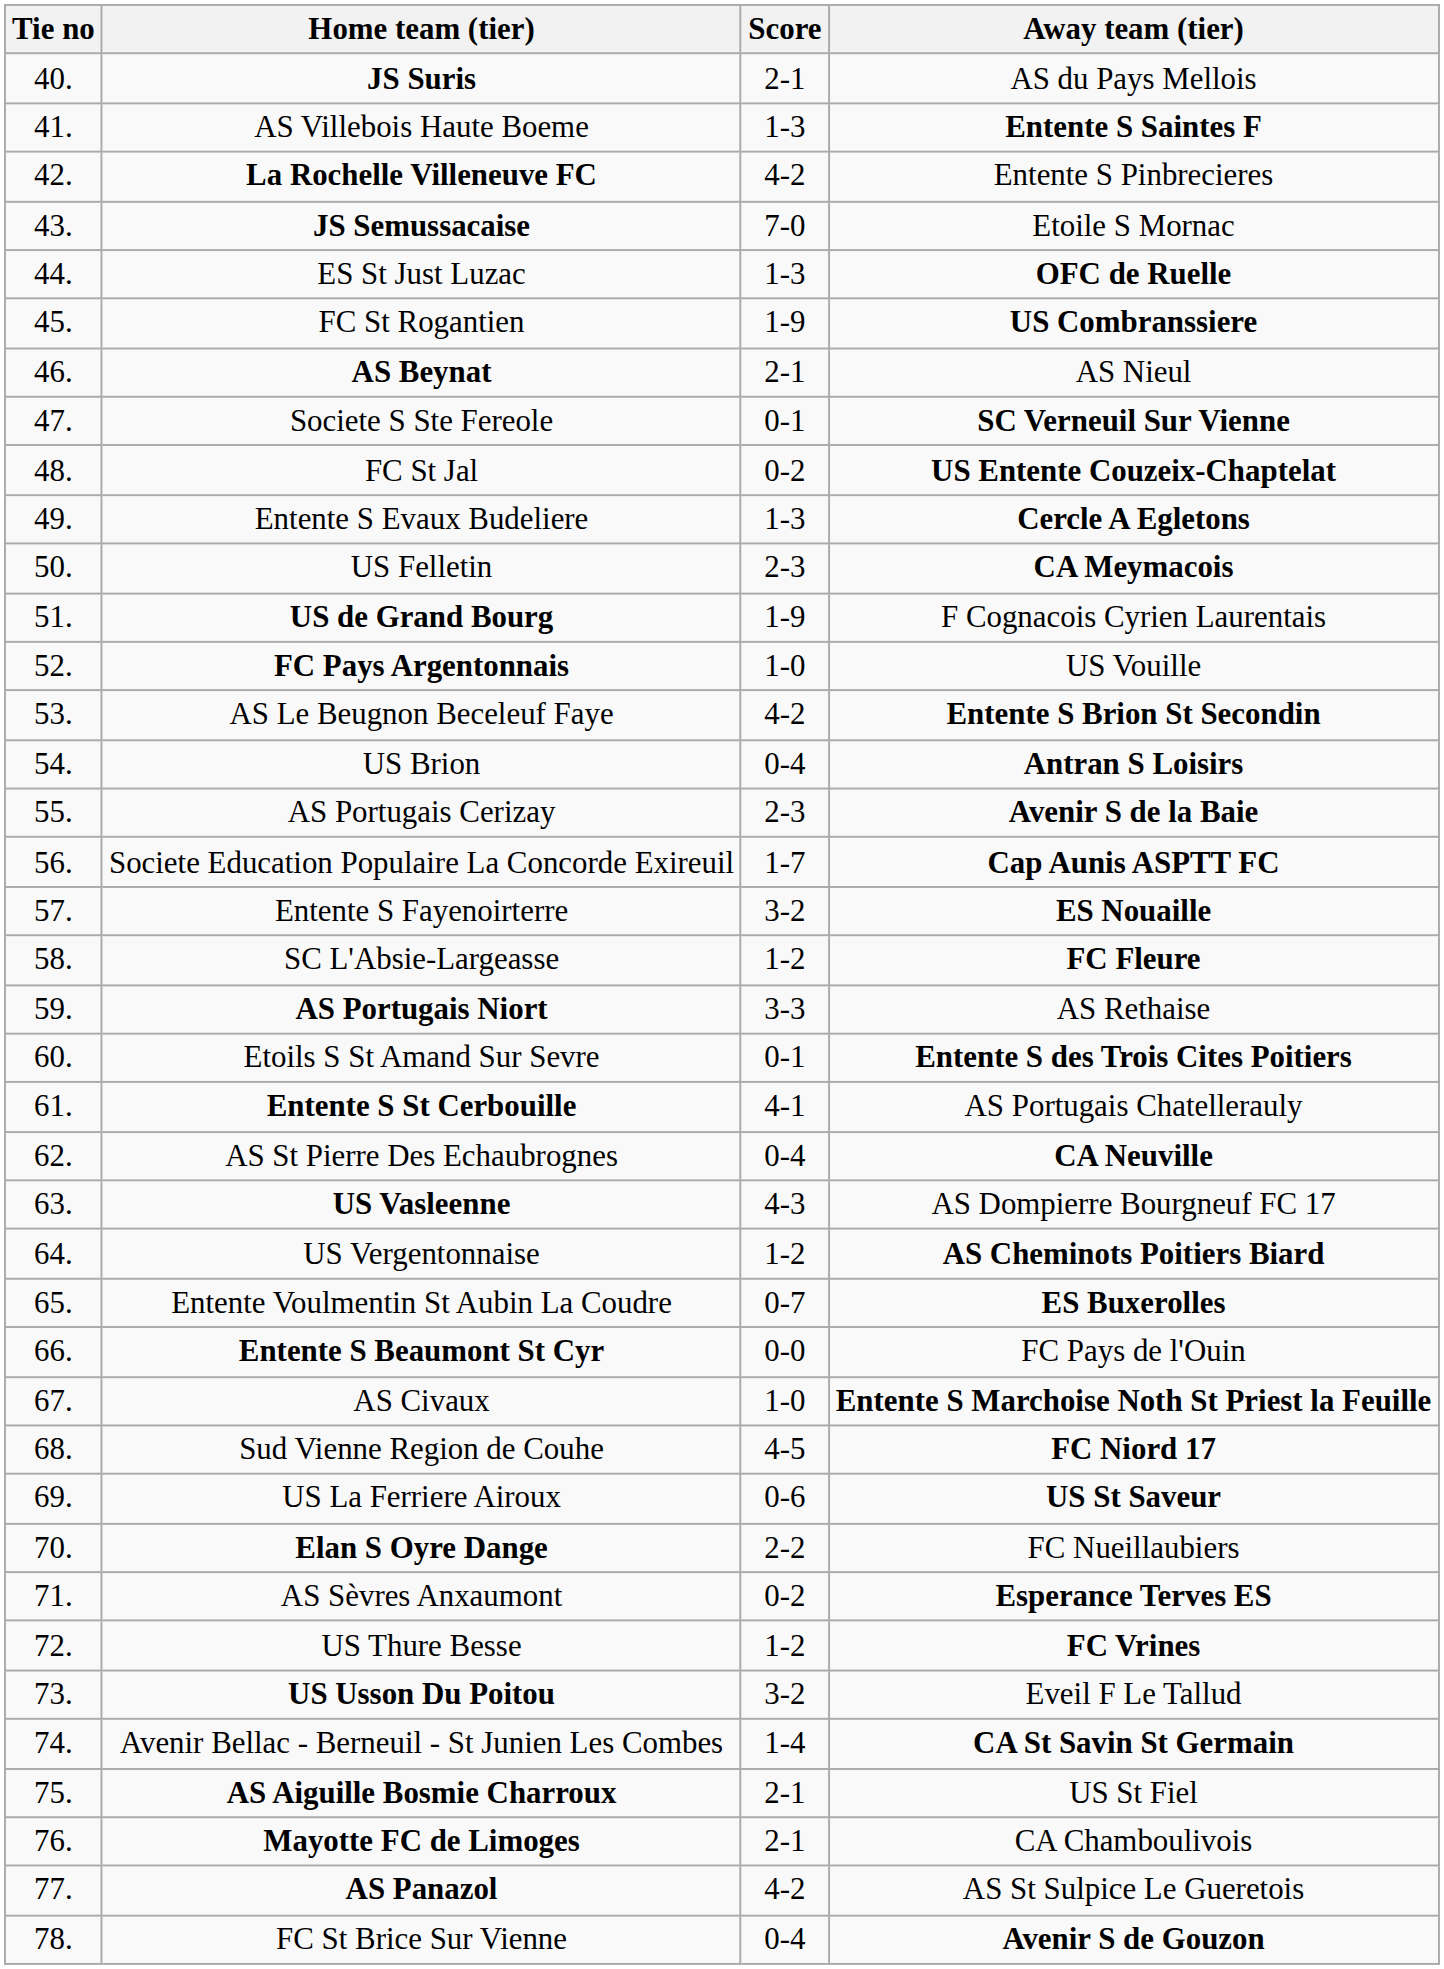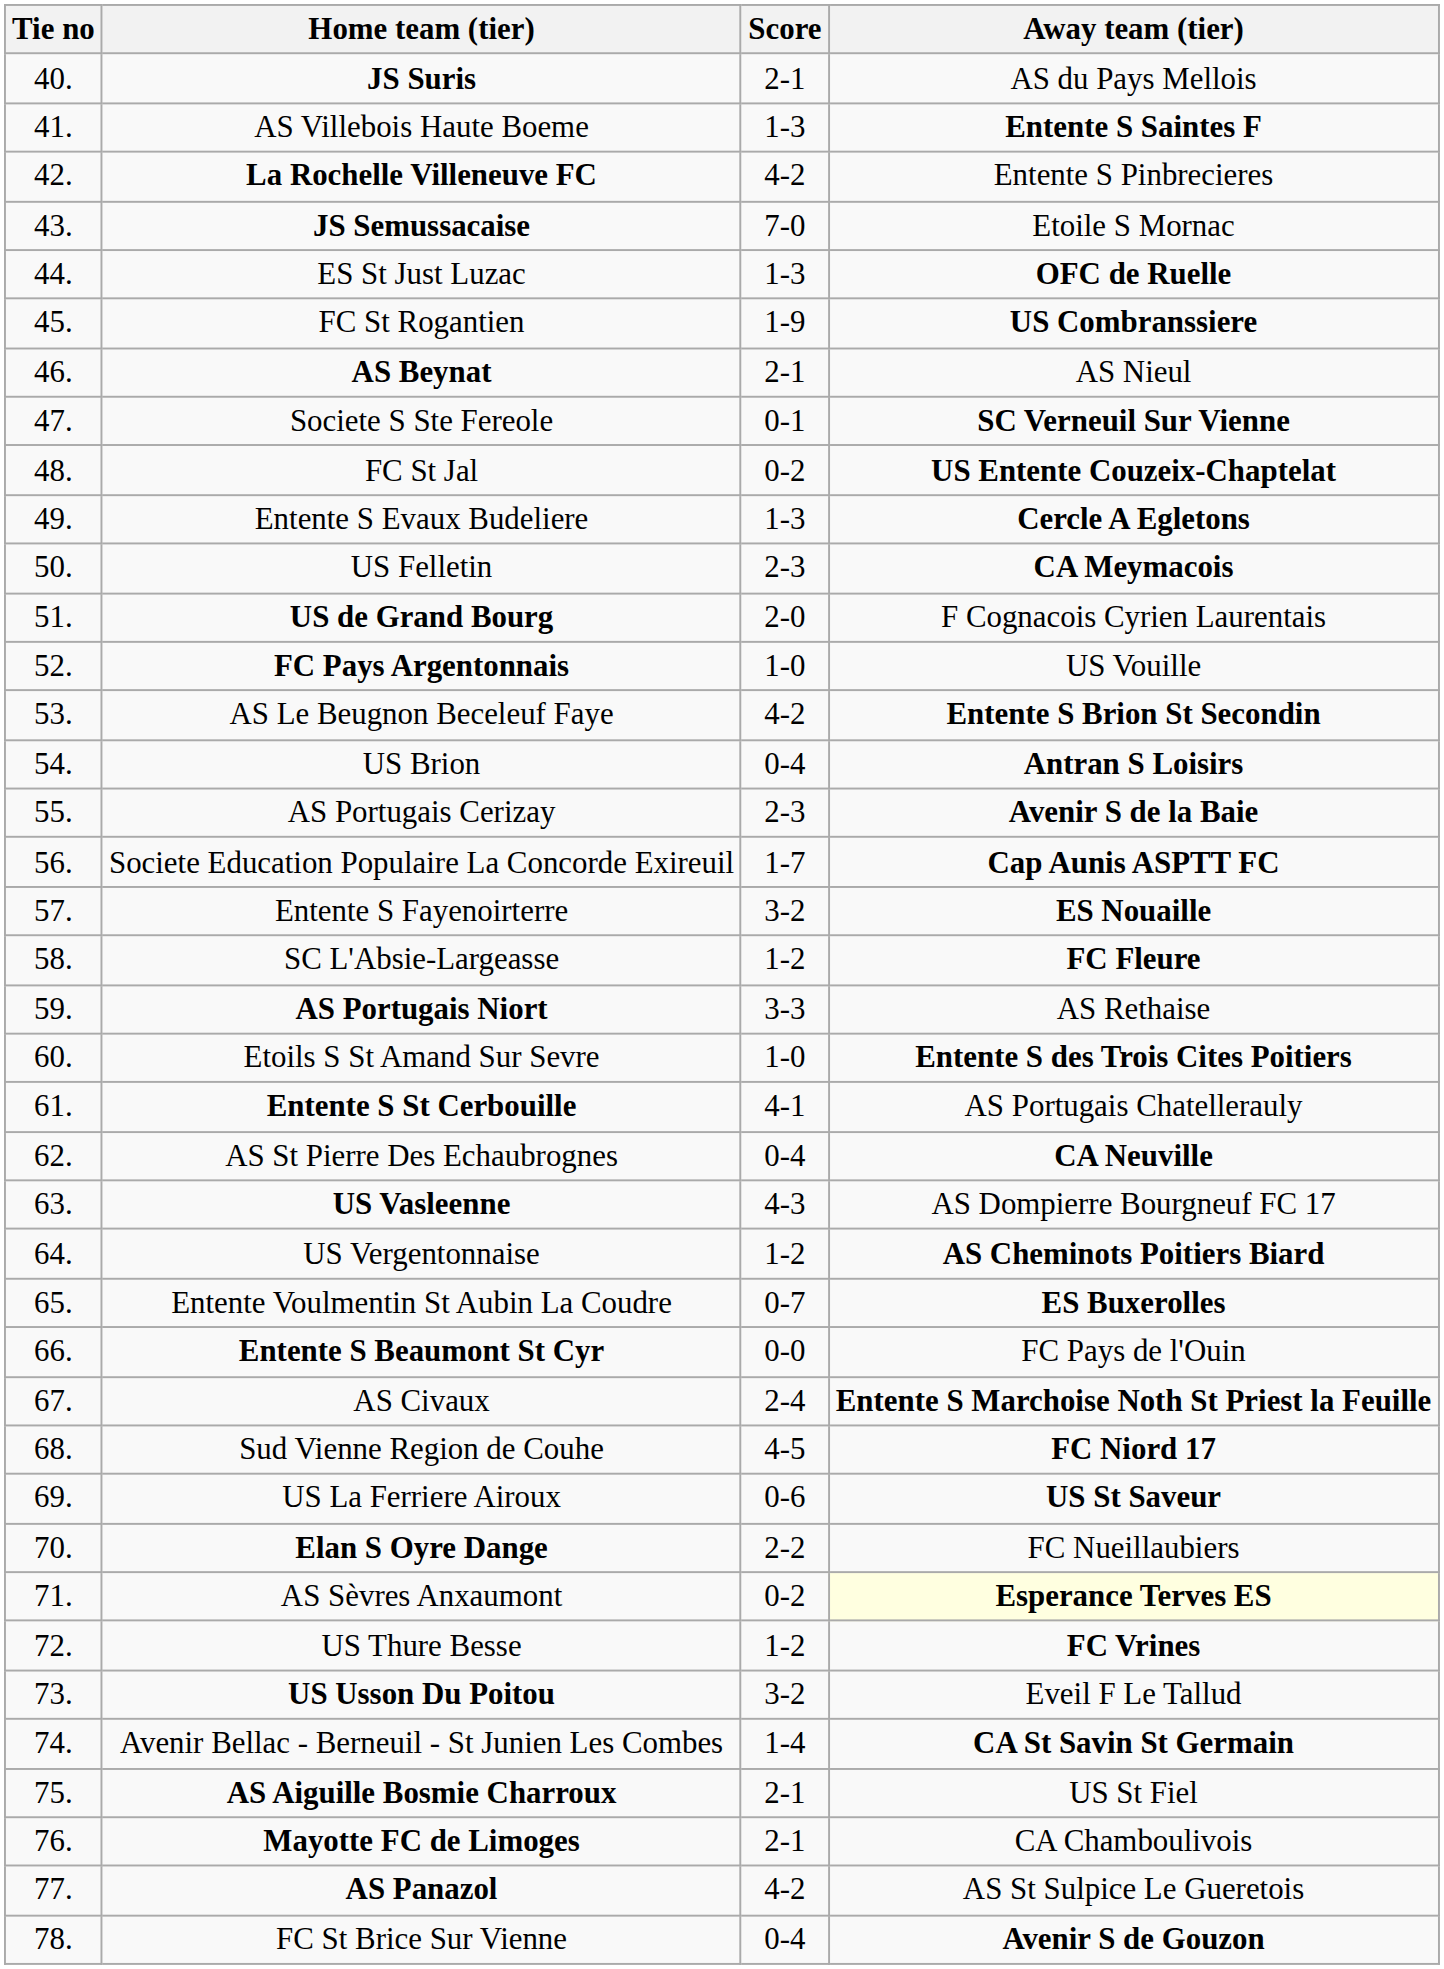(785, 616) 1-9 -> (785, 616) 2-0
(785, 1057) 0-1 -> (785, 1057) 1-0
(785, 1400) 1-0 -> (785, 1400) 2-4
(1134, 1596) no background -> (1134, 1596) lightyellow background
